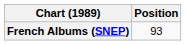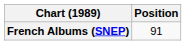(156, 31) 93 -> (156, 31) 91
